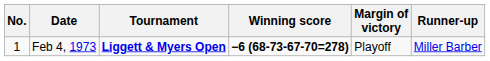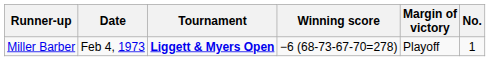columns swapped: (17, 21) <-> (448, 21)
(290, 47) bold -> (339, 47) normal
